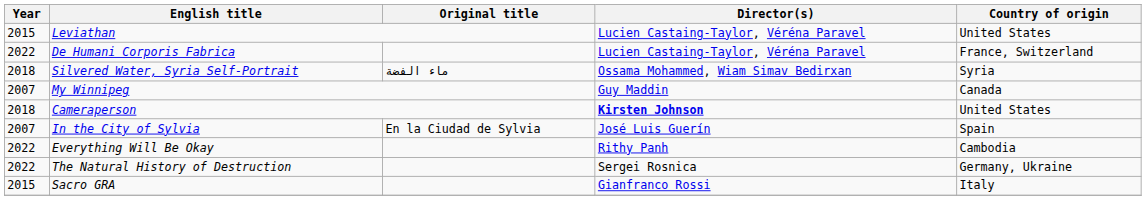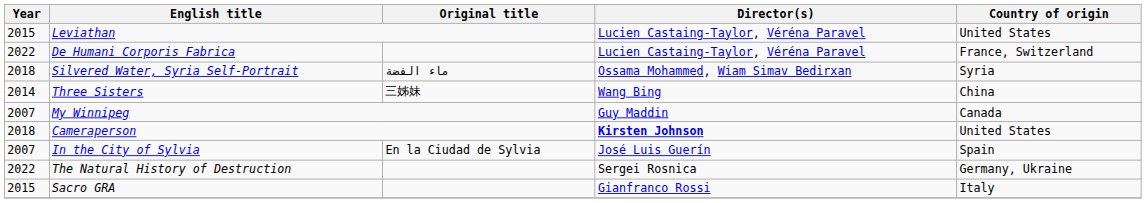+ row: (98, 92)
- row: (133, 147)
